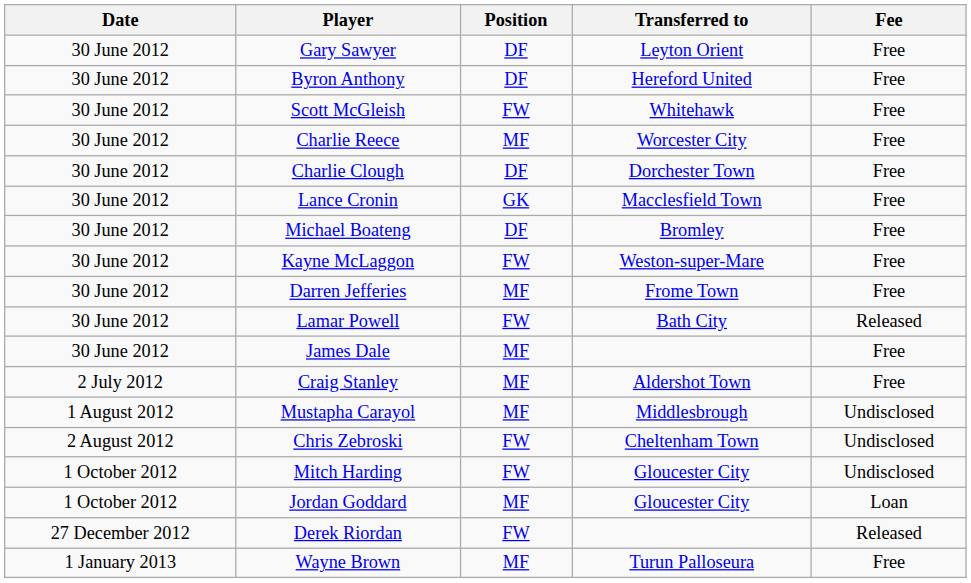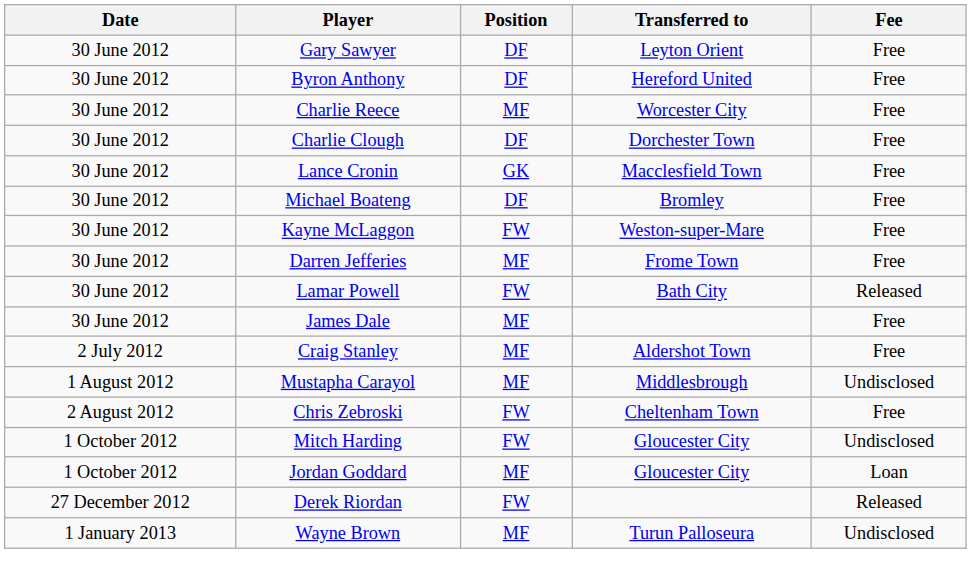- row: (348, 110)
(889, 442) Undisclosed -> (889, 412) Free
(889, 562) Free -> (889, 532) Undisclosed
